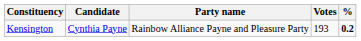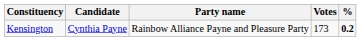(321, 28) 193 -> (321, 28) 173
